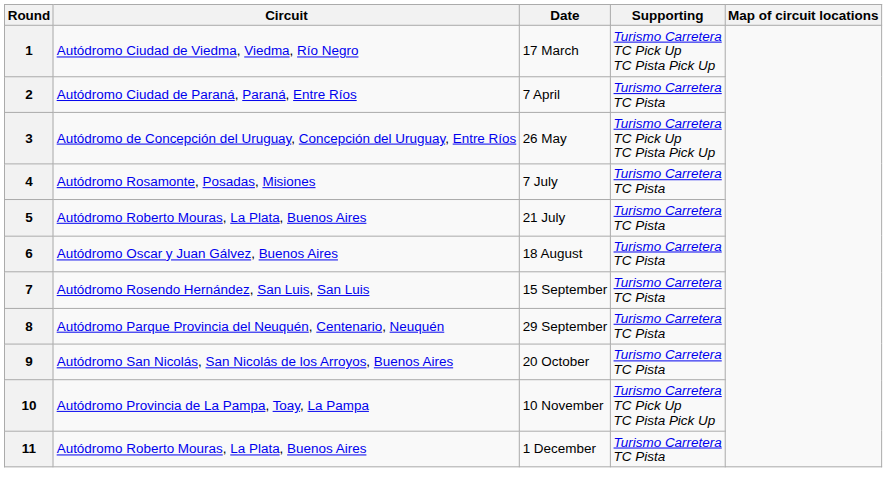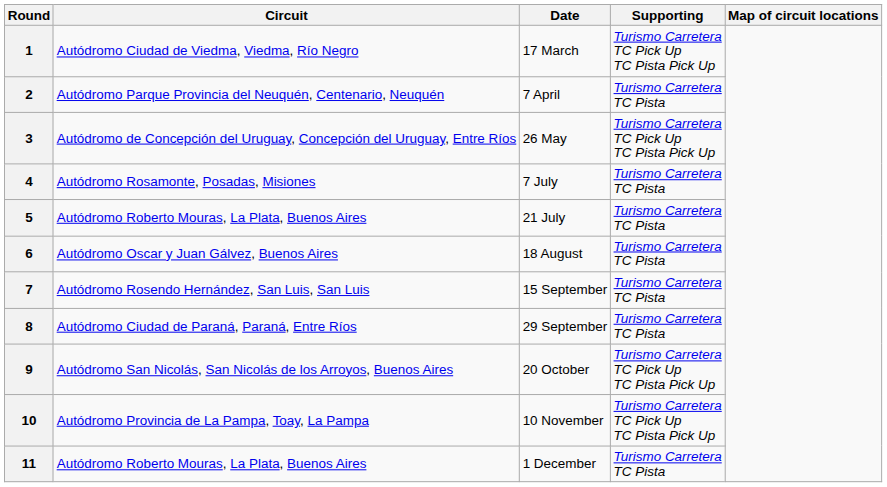(207, 94) Autódromo Ciudad de Paraná, Paraná, Entre Ríos -> (250, 94) Autódromo Parque Provincia del Neuquén, Centenario, Neuquén
(250, 326) Autódromo Parque Provincia del Neuquén, Centenario, Neuquén -> (207, 326) Autódromo Ciudad de Paraná, Paraná, Entre Ríos
(668, 362) Turismo Carretera TC Pista -> (668, 369) Turismo Carretera TC Pick Up TC Pista Pick Up
